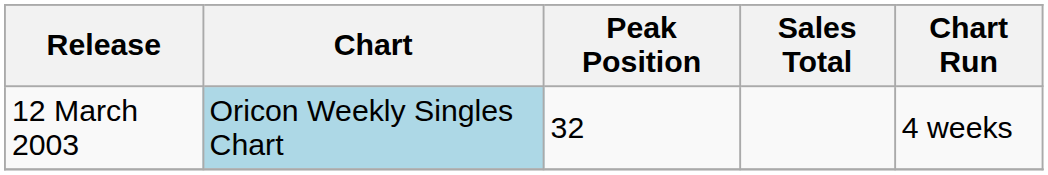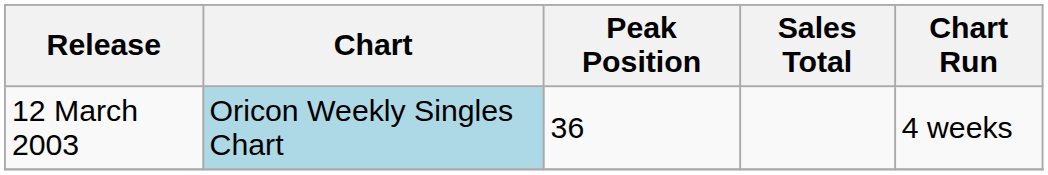(567, 127) 32 -> (567, 127) 36
